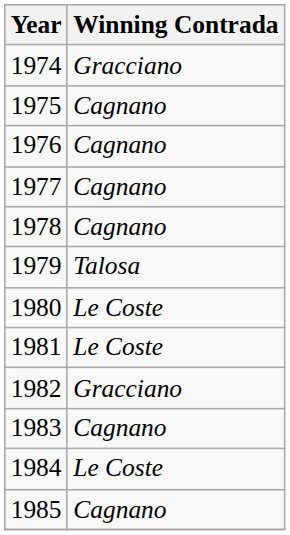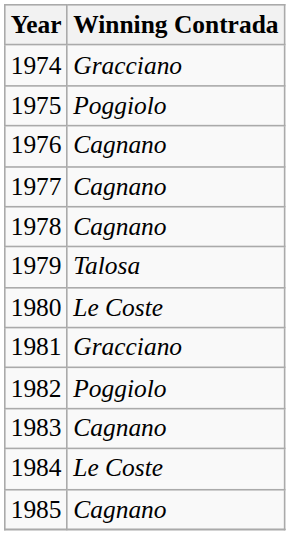(120, 105) Cagnano -> (120, 105) Poggiolo
(118, 347) Le Coste -> (128, 347) Gracciano
(128, 387) Gracciano -> (120, 387) Poggiolo
